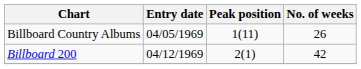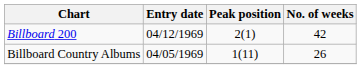rows swapped: (74, 34) <-> (42, 53)
